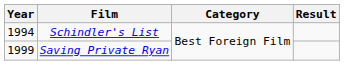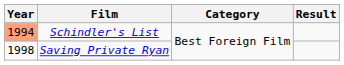(21, 32) no background -> (21, 32) lightsalmon background
(21, 51) 1999 -> (21, 51) 1998
